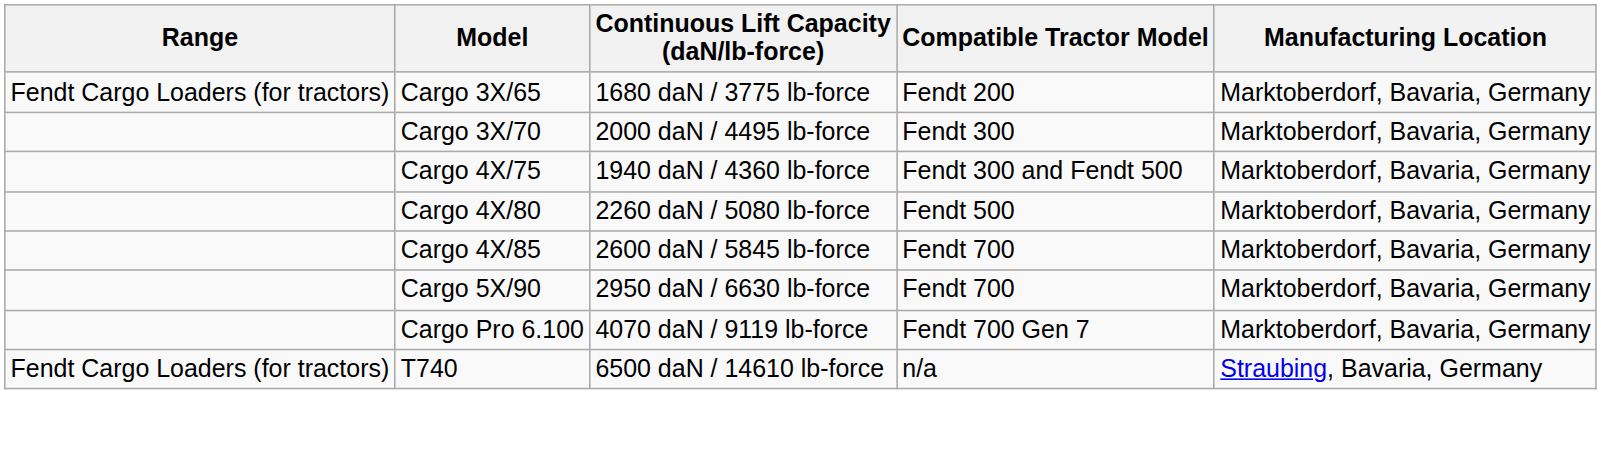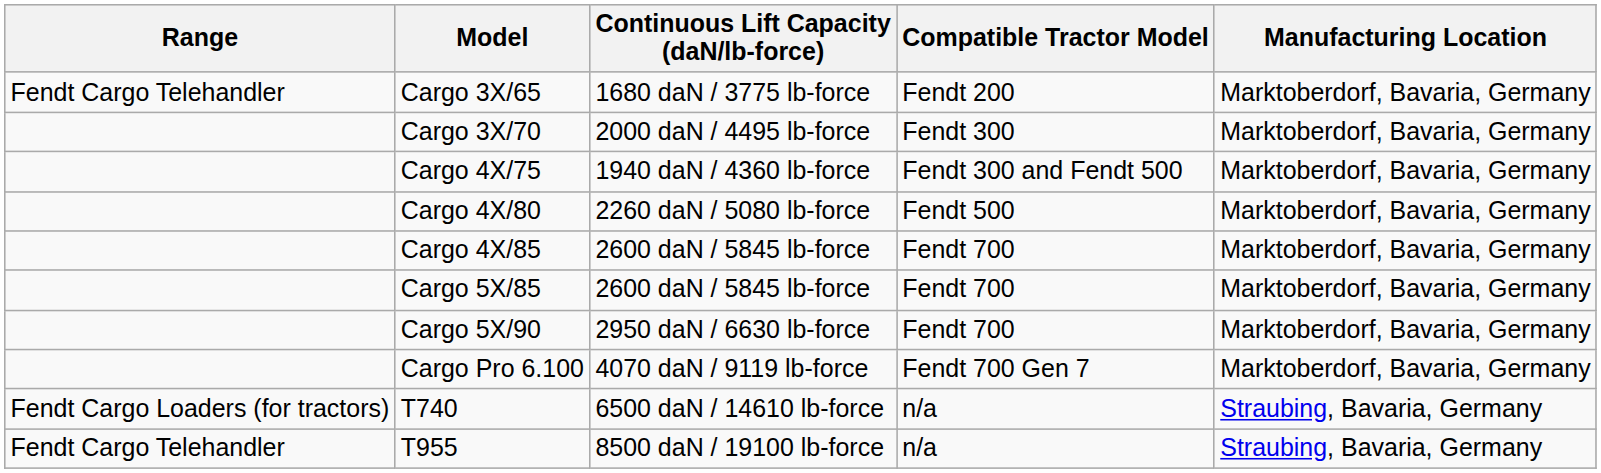(200, 91) Fendt Cargo Loaders (for tractors) -> (148, 91) Fendt Cargo Telehandler
+ row: (471, 289)
+ row: (429, 448)
